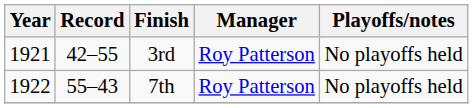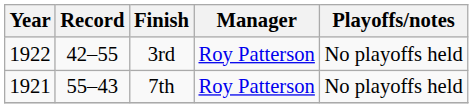(30, 53) 1921 -> (30, 53) 1922
(30, 86) 1922 -> (30, 86) 1921
